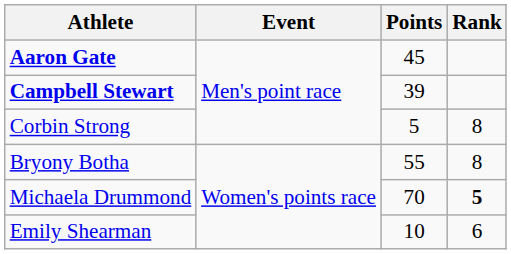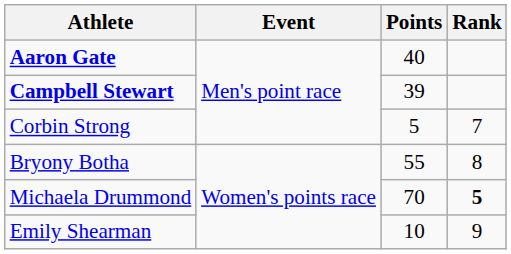(414, 57) 45 -> (414, 57) 40
(477, 127) 8 -> (477, 127) 7
(477, 231) 6 -> (477, 231) 9
